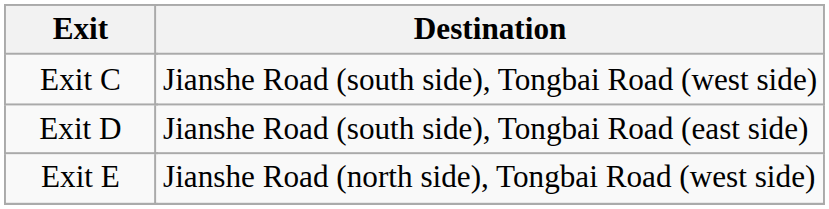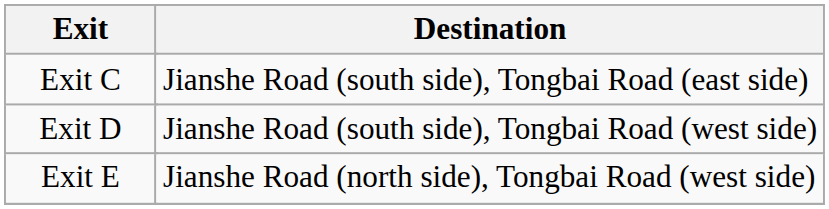(490, 78) Jianshe Road (south side), Tongbai Road (west side) -> (486, 78) Jianshe Road (south side), Tongbai Road (east side)
(486, 128) Jianshe Road (south side), Tongbai Road (east side) -> (490, 128) Jianshe Road (south side), Tongbai Road (west side)
